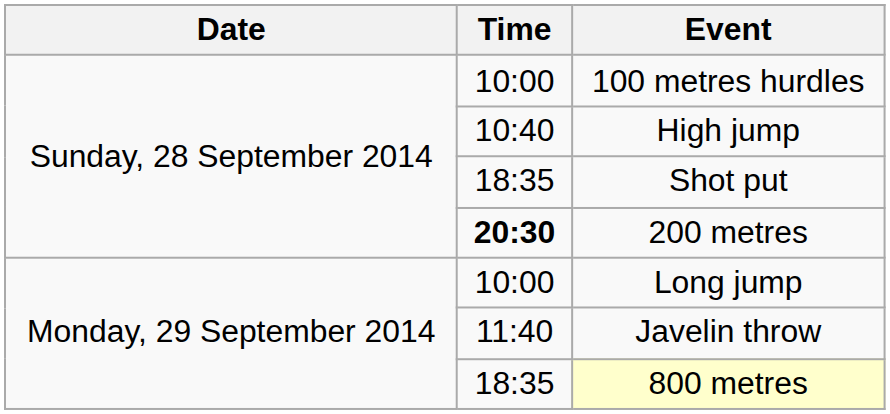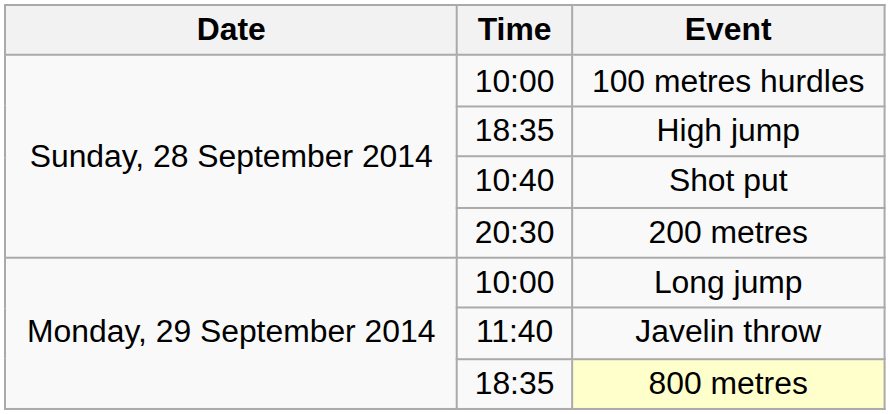(515, 130) 10:40 -> (515, 130) 18:35
(515, 181) 18:35 -> (515, 181) 10:40
(515, 231) bold -> (515, 231) normal
